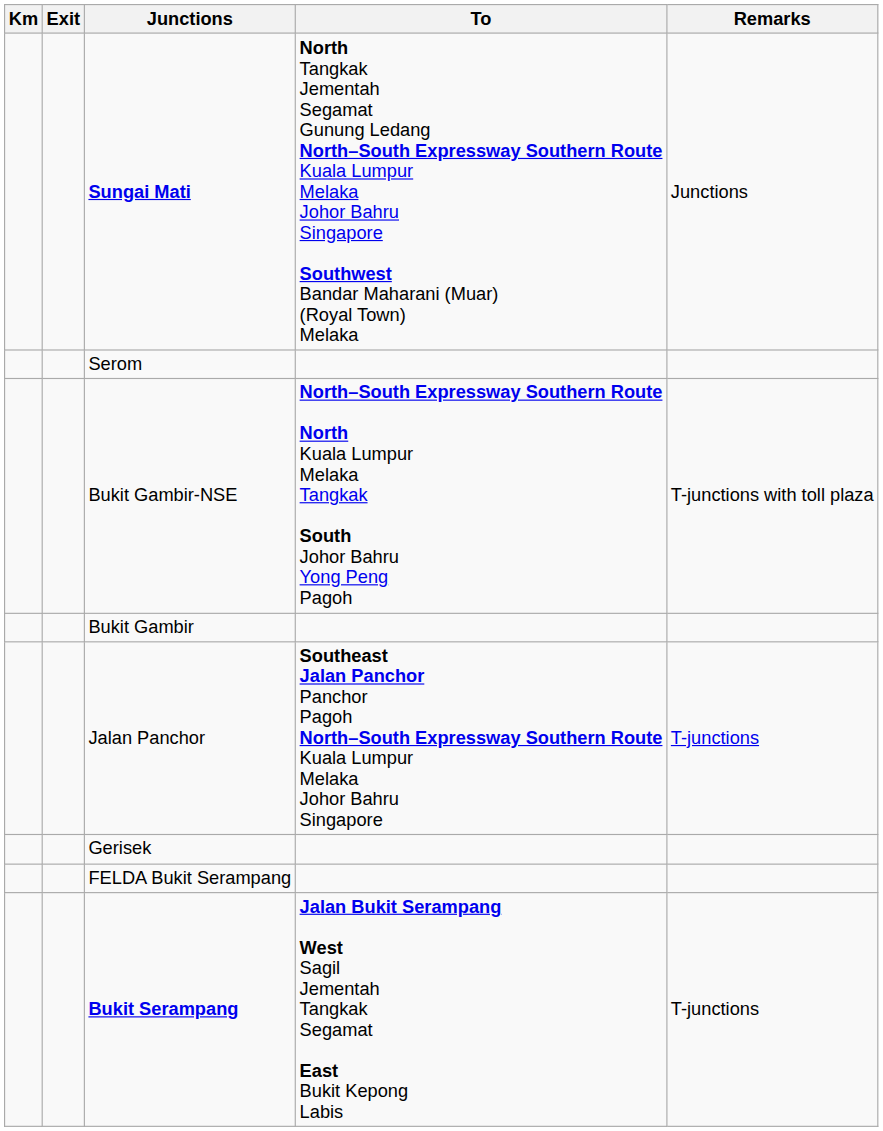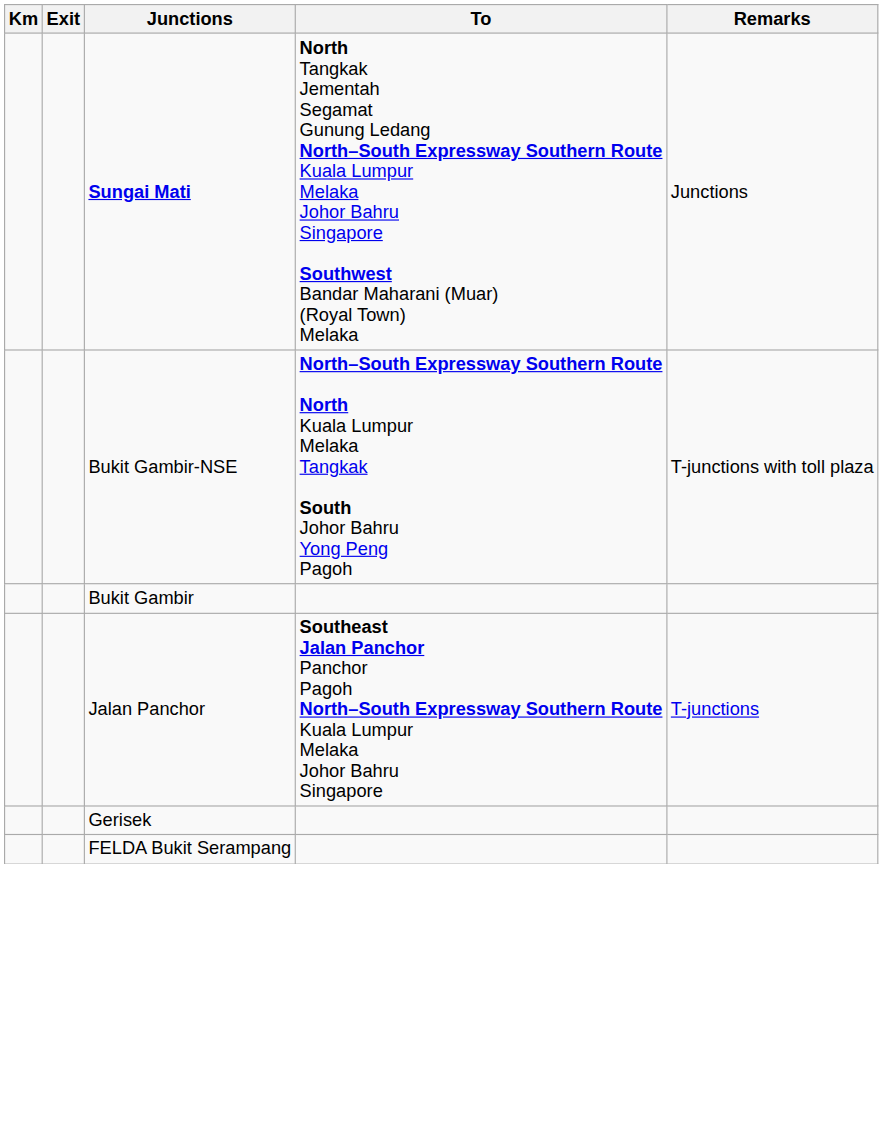- row: (115, 364)
- row: (163, 1009)
